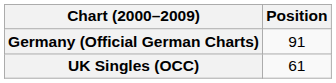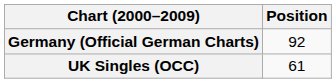(297, 41) 91 -> (297, 41) 92
